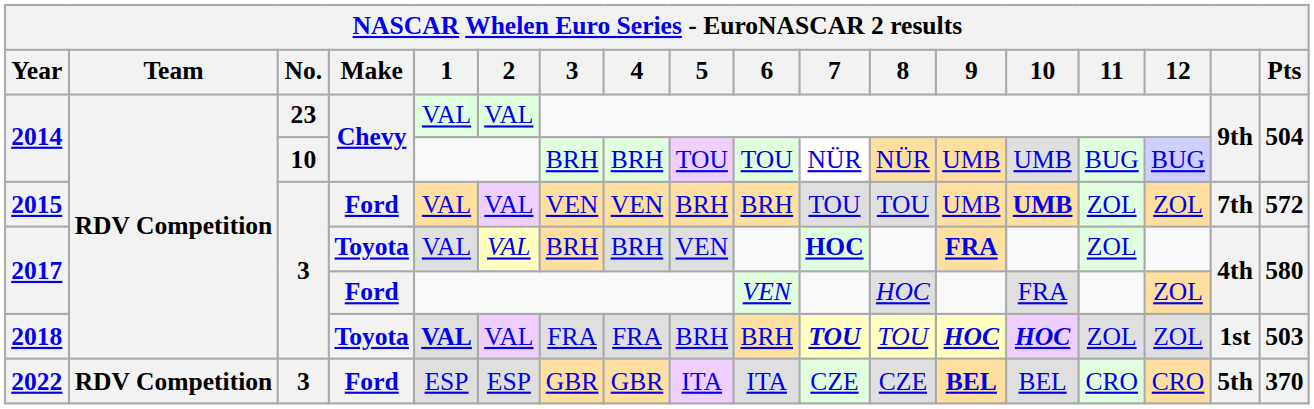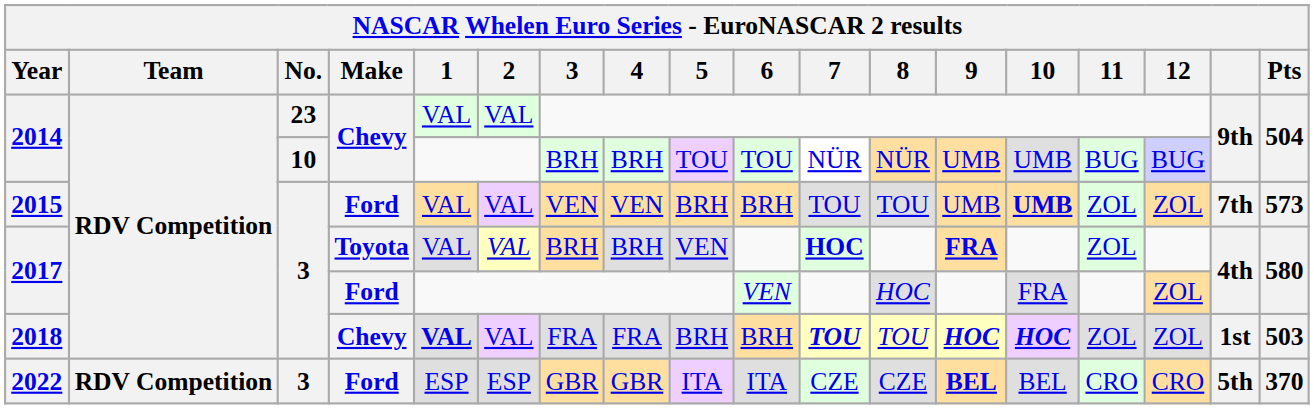(1284, 203) 572 -> (1284, 203) 573
(372, 336) Toyota -> (372, 336) Chevy
